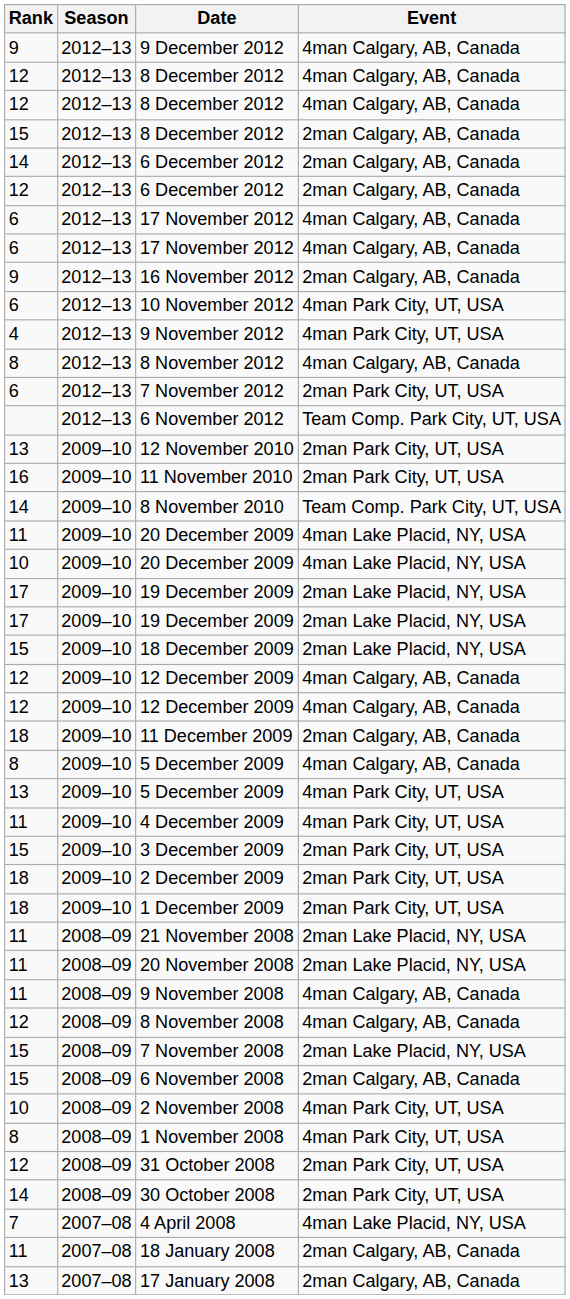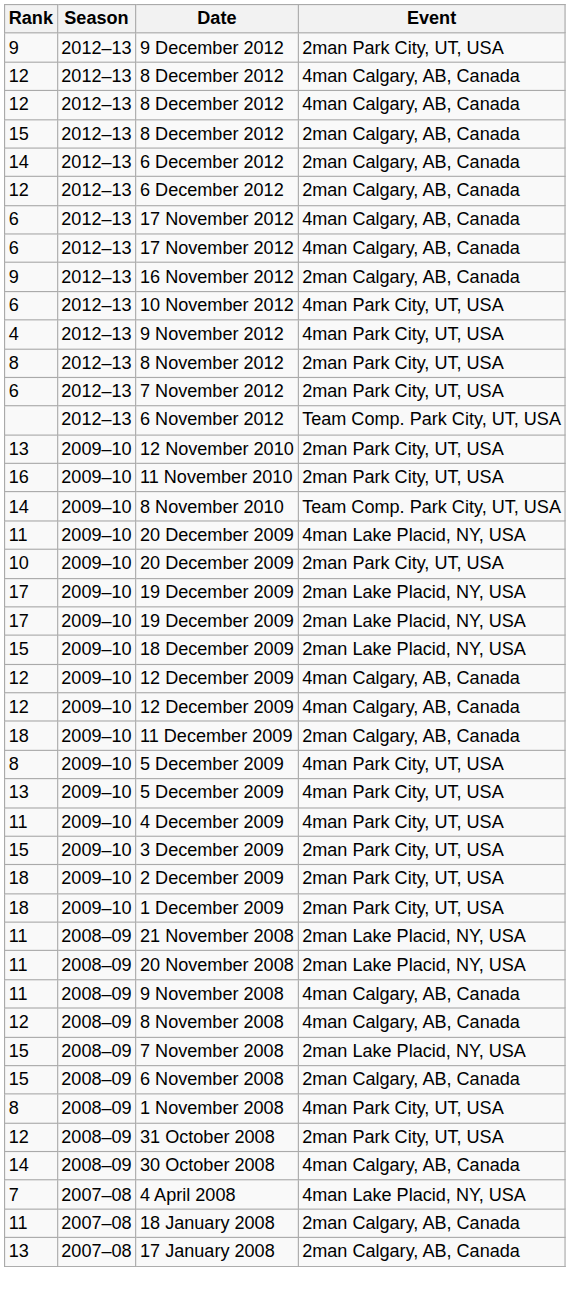(411, 47) 4man Calgary, AB, Canada -> (403, 47) 2man Park City, UT, USA
(411, 362) 4man Calgary, AB, Canada -> (403, 362) 2man Park City, UT, USA
(414, 563) 4man Lake Placid, NY, USA -> (403, 563) 2man Park City, UT, USA
(411, 764) 4man Calgary, AB, Canada -> (403, 764) 4man Park City, UT, USA
- row: (19, 1108)
(403, 1194) 2man Park City, UT, USA -> (411, 1165) 4man Calgary, AB, Canada
